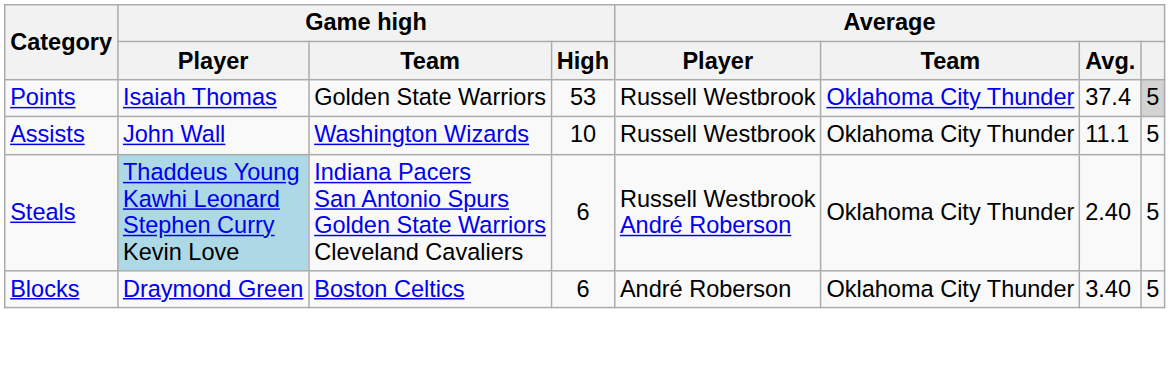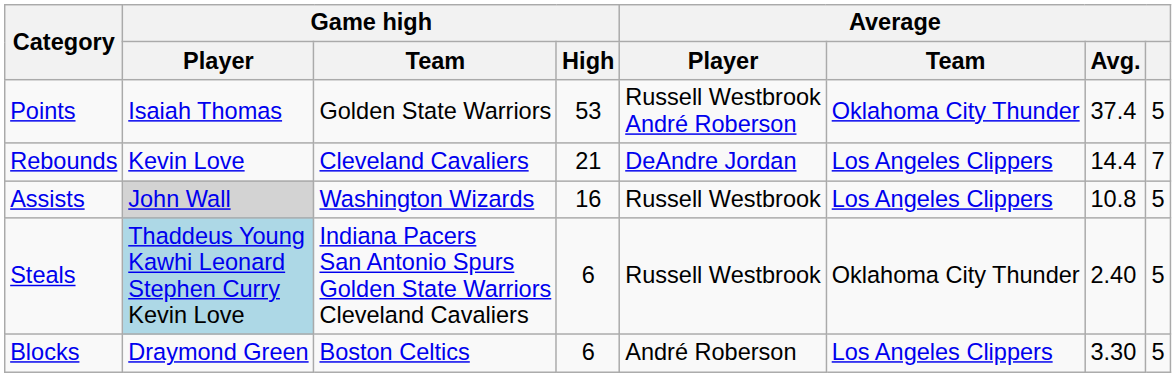(718, 97) Russell Westbrook -> (723, 110) Russell Westbrook André Roberson
(1153, 97) lightgrey background -> (1158, 110) no background
+ row: (64, 161)
(174, 135) no background -> (179, 198) lightgrey background
(583, 135) 10 -> (588, 198) 16
(950, 135) Oklahoma City Thunder -> (942, 198) Los Angeles Clippers
(1107, 135) 11.1 -> (1113, 198) 10.8
(718, 212) Russell Westbrook André Roberson -> (723, 275) Russell Westbrook
(950, 289) Oklahoma City Thunder -> (942, 352) Los Angeles Clippers
(1108, 289) 3.40 -> (1113, 352) 3.30
